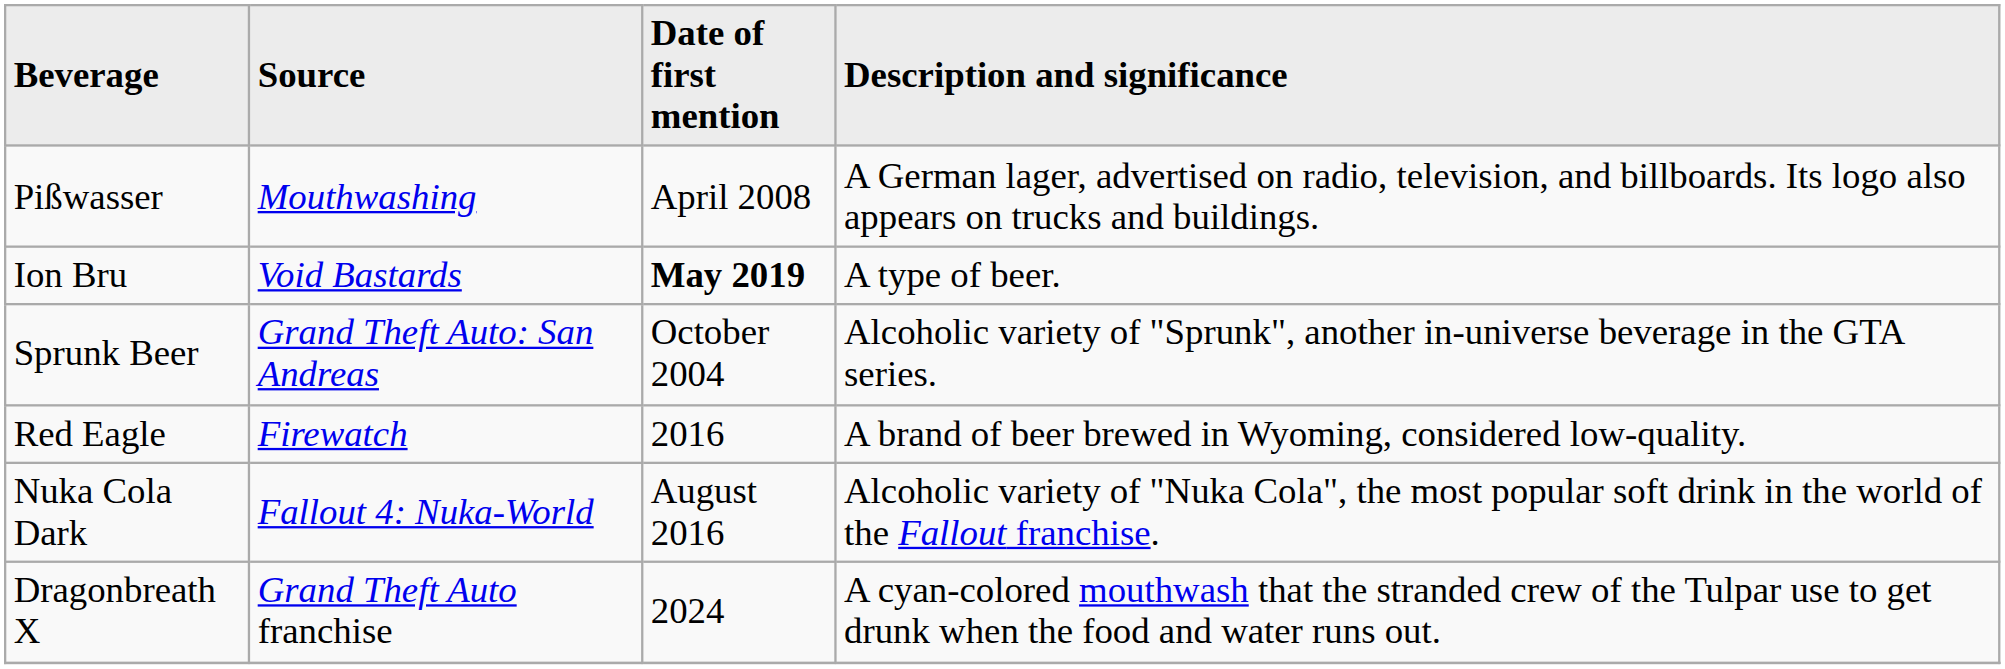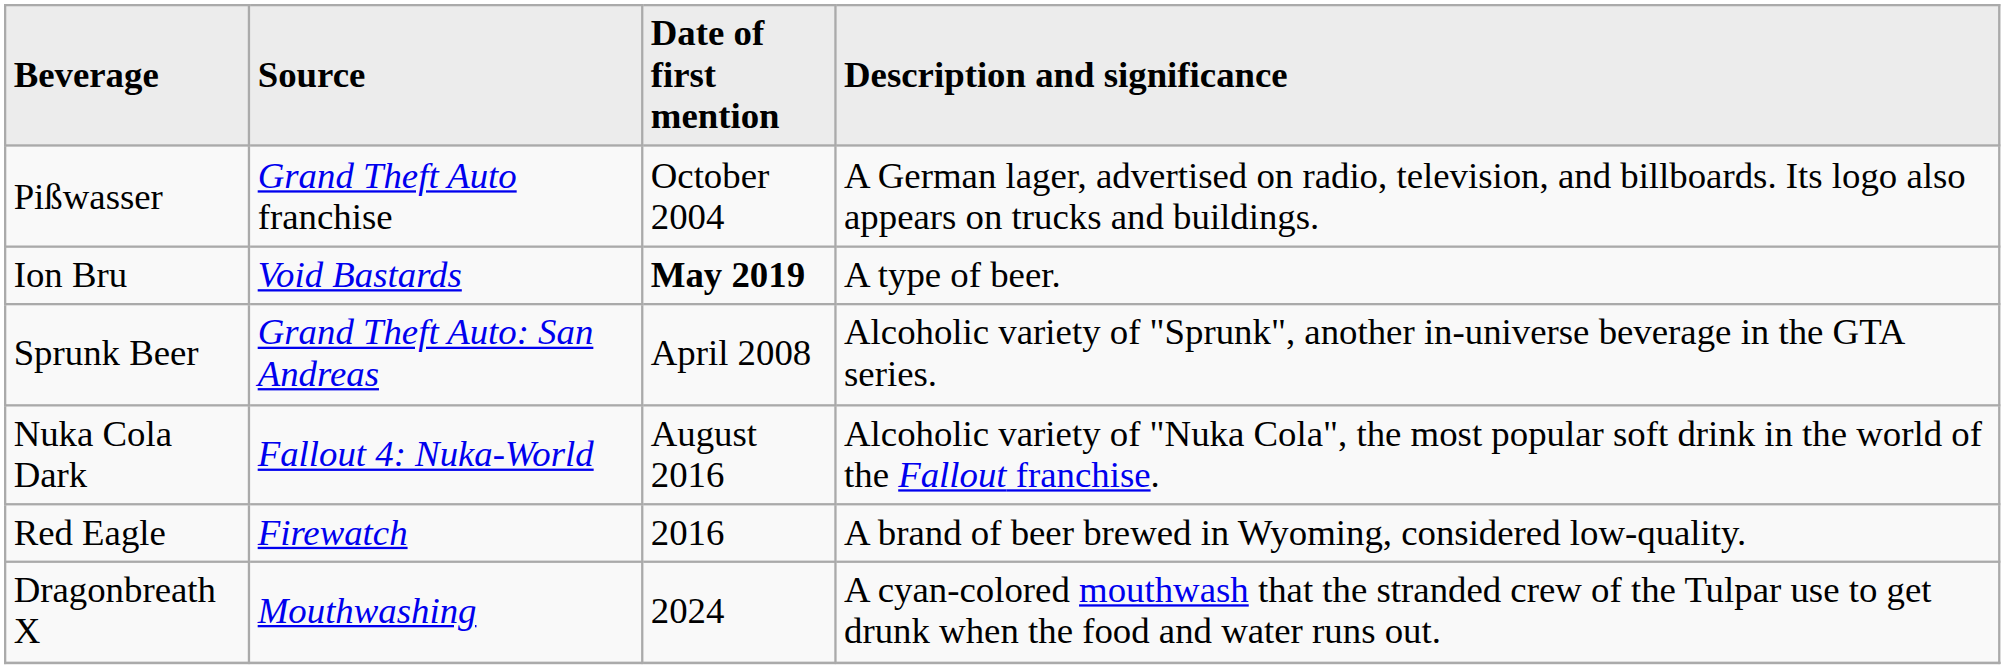(367, 195) Mouthwashing -> (387, 195) Grand Theft Auto franchise
(731, 195) April 2008 -> (710, 195) October 2004
(710, 353) October 2004 -> (731, 353) April 2008
rows swapped: (90, 432) <-> (93, 511)
(387, 611) Grand Theft Auto franchise -> (367, 611) Mouthwashing
